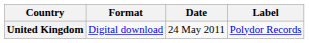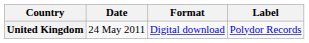columns swapped: (196, 13) <-> (126, 13)
